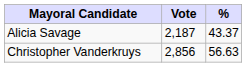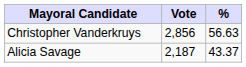rows swapped: (74, 52) <-> (44, 33)
